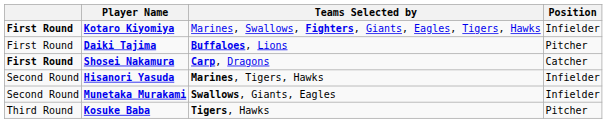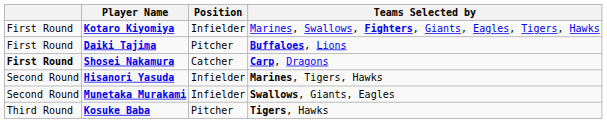columns swapped: (573, 13) <-> (366, 13)
(40, 29) bold -> (40, 29) normal
